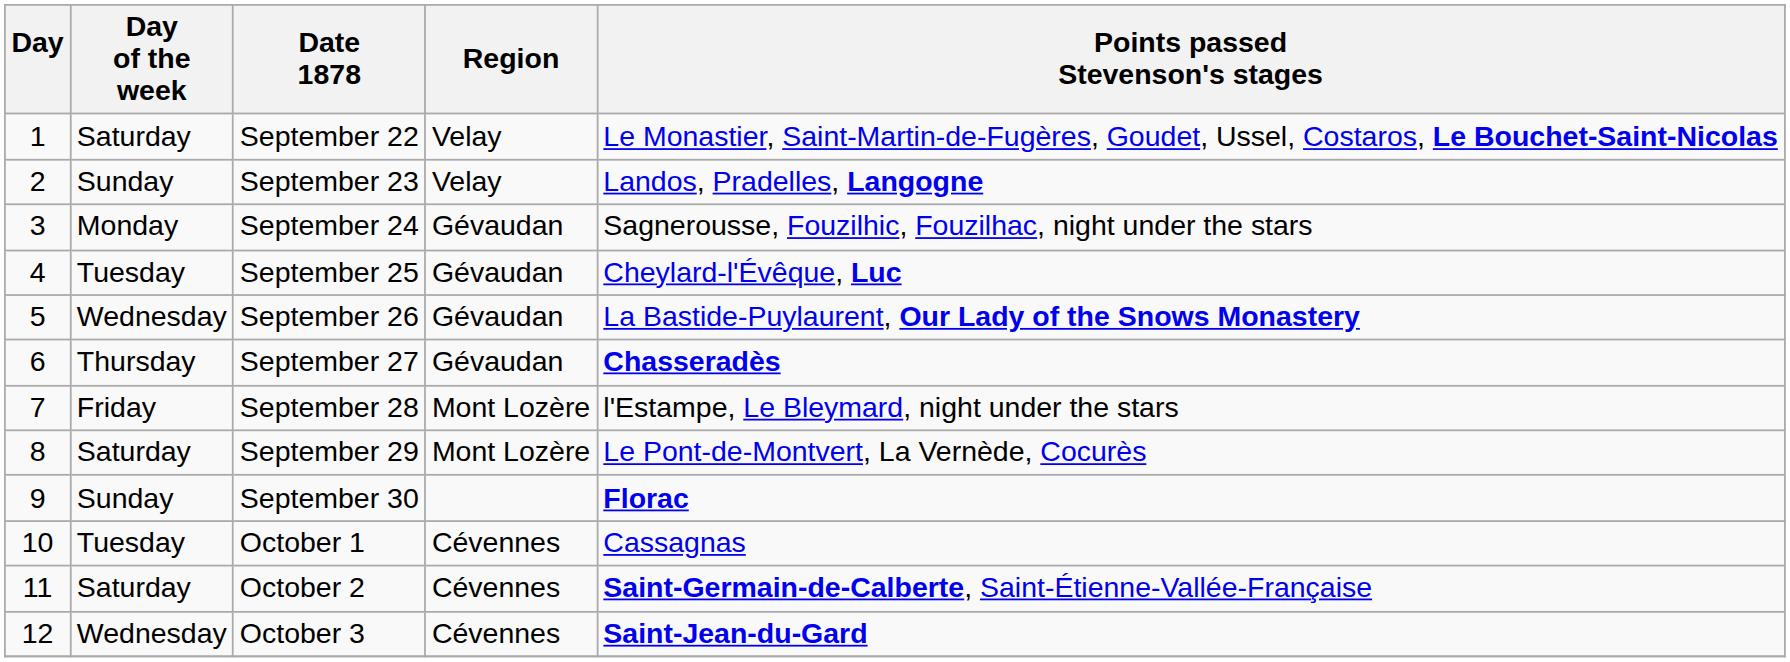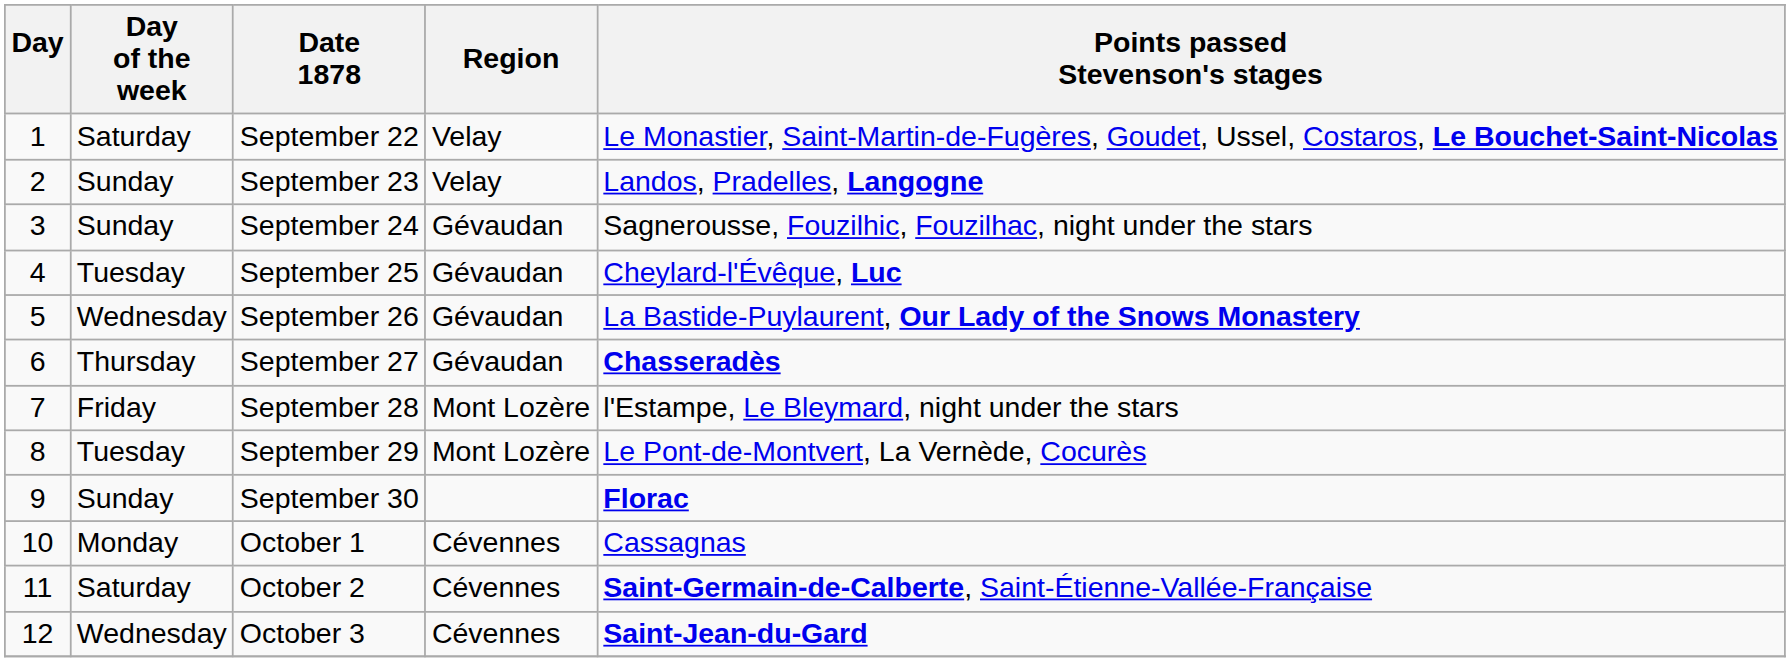(128, 226) Monday -> (125, 226) Sunday
(134, 452) Saturday -> (131, 452) Tuesday
(131, 542) Tuesday -> (128, 542) Monday
